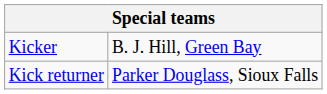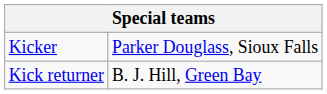(187, 46) B. J. Hill, Green Bay -> (215, 46) Parker Douglass, Sioux Falls
(215, 74) Parker Douglass, Sioux Falls -> (187, 74) B. J. Hill, Green Bay
